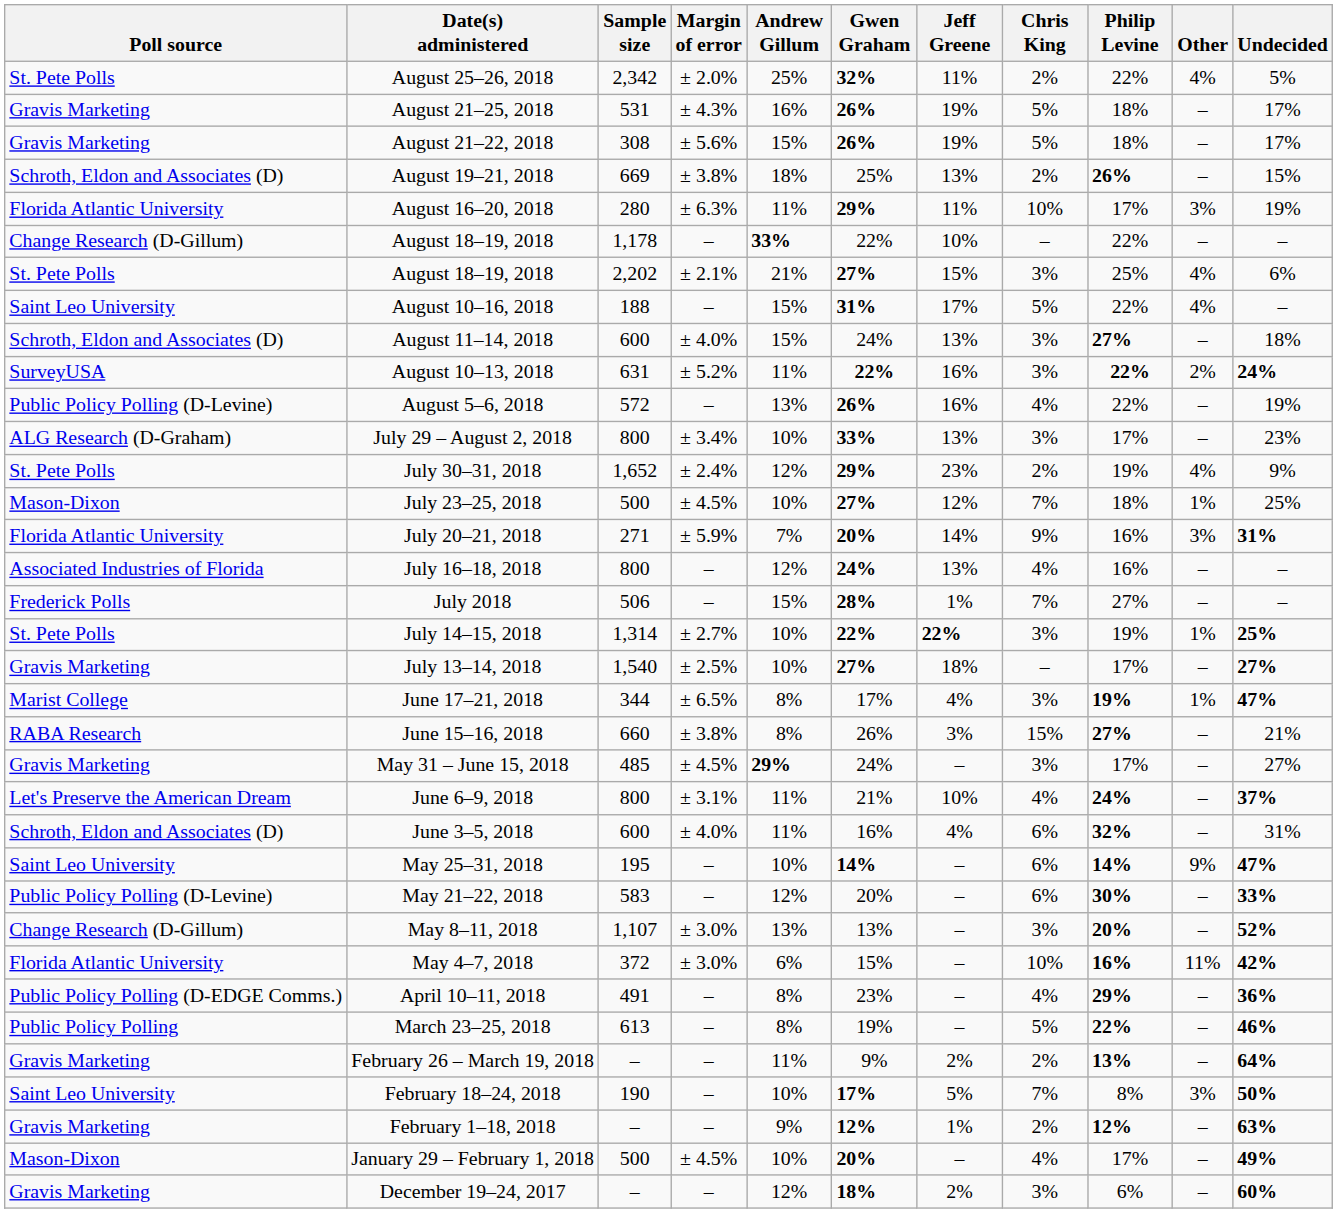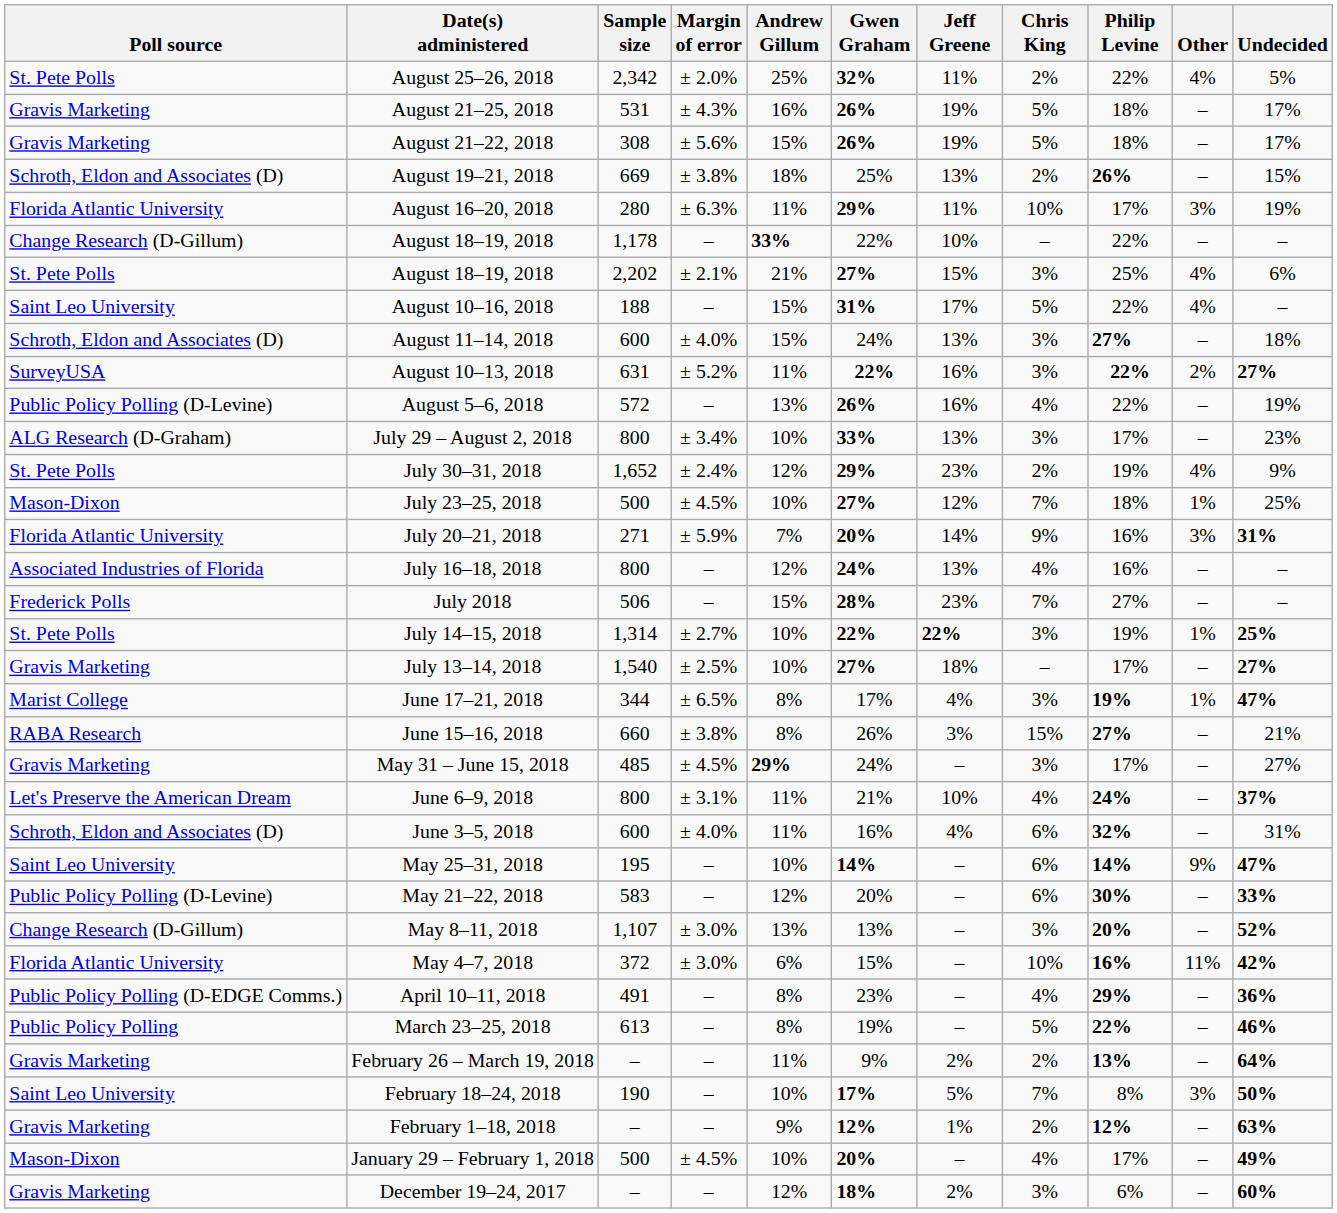(1257, 372) 24% -> (1257, 372) 27%
(960, 601) 1% -> (960, 601) 23%
